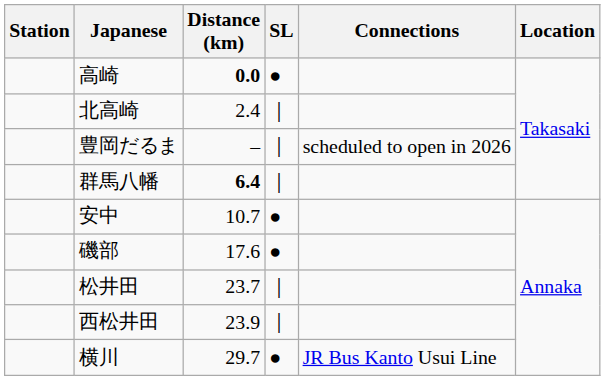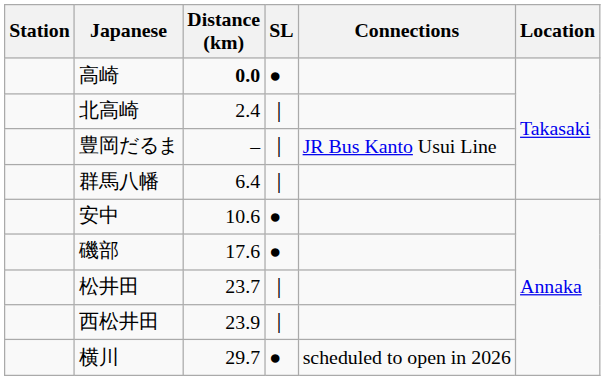(407, 146) scheduled to open in 2026 -> (400, 146) JR Bus Kanto Usui Line
(248, 181) bold -> (248, 181) normal
(243, 216) 10.7 -> (243, 216) 10.6
(400, 357) JR Bus Kanto Usui Line -> (407, 357) scheduled to open in 2026
